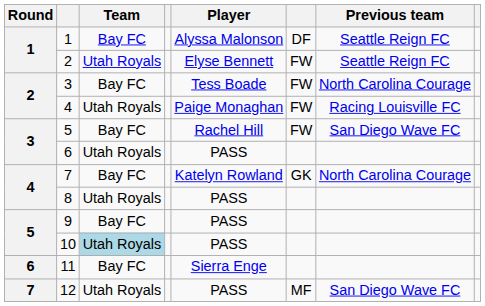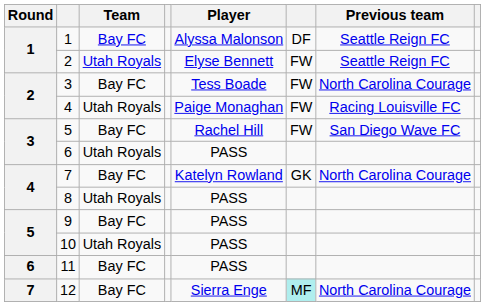(122, 244) lightblue background -> (122, 244) no background
(229, 267) Sierra Enge -> (229, 267) PASS
(122, 289) Utah Royals -> (122, 289) Bay FC
(229, 289) PASS -> (229, 289) Sierra Enge
(301, 289) no background -> (301, 289) paleturquoise background
(395, 289) San Diego Wave FC -> (395, 289) North Carolina Courage
